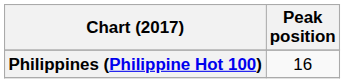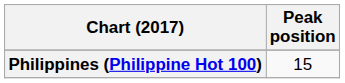(303, 63) 16 -> (303, 63) 15
